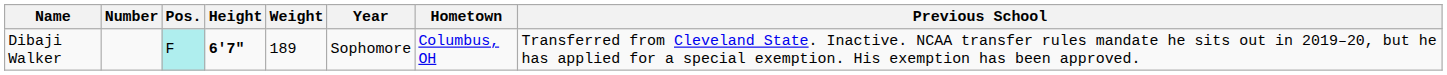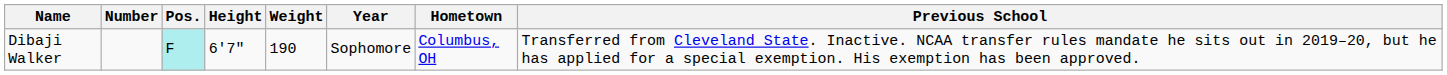(227, 50) bold -> (227, 50) normal
(283, 50) 189 -> (283, 50) 190
